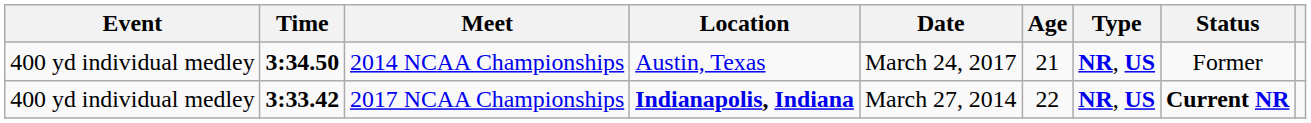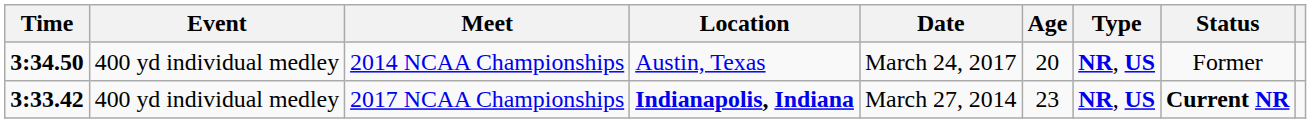columns swapped: (132, 23) <-> (302, 23)
(1047, 61) 21 -> (1047, 61) 20
(1047, 99) 22 -> (1047, 99) 23
